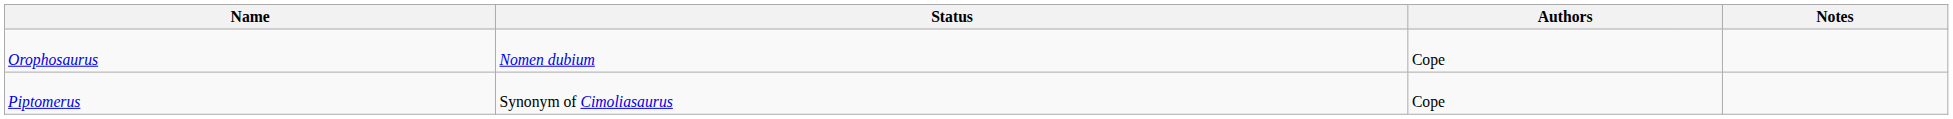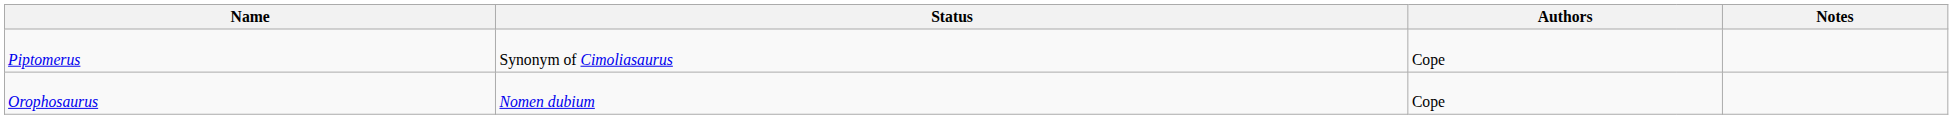rows swapped: (53, 59) <-> (44, 101)
